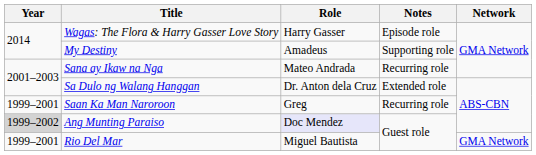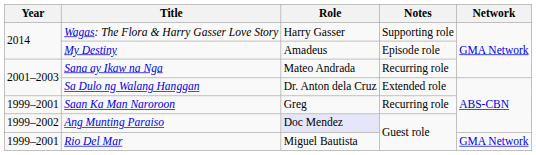(411, 31) Episode role -> (418, 31) Supporting role
(418, 50) Supporting role -> (411, 50) Episode role
(33, 123) lightgrey background -> (33, 123) no background
